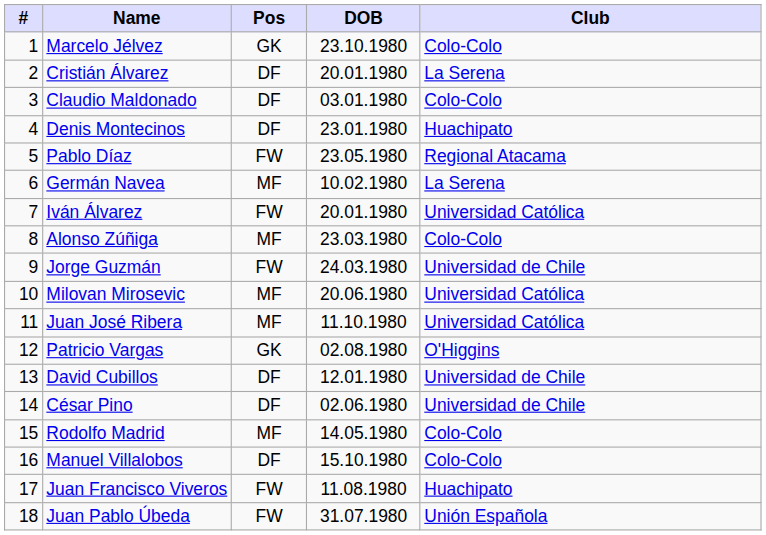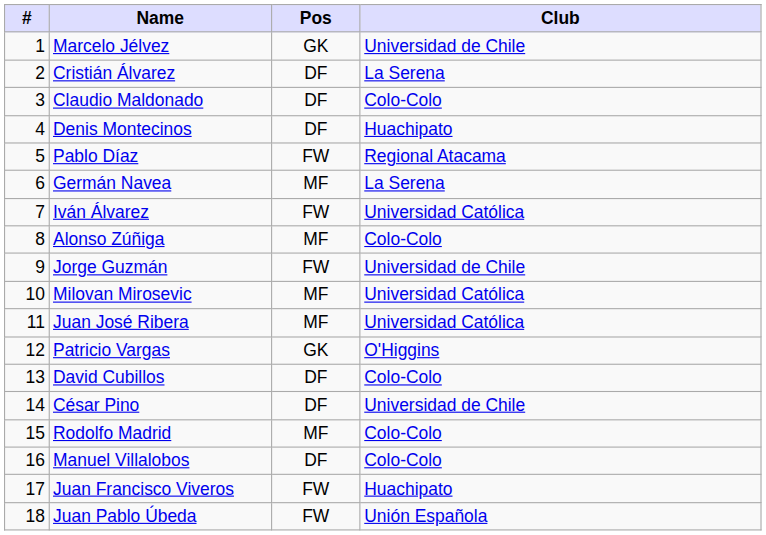- column: (364, 18)
(463, 45) Colo-Colo -> (445, 45) Universidad de Chile
(505, 377) Universidad de Chile -> (403, 377) Colo-Colo
